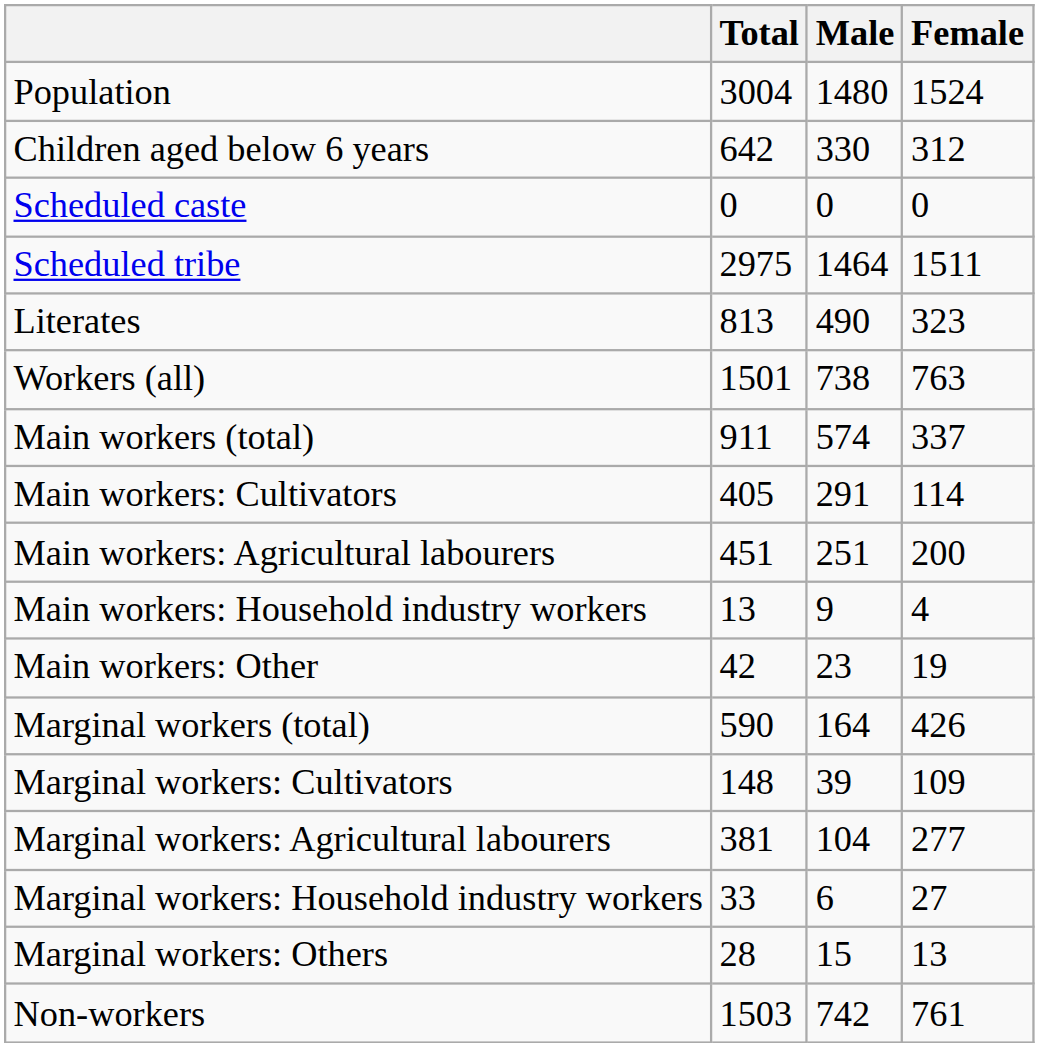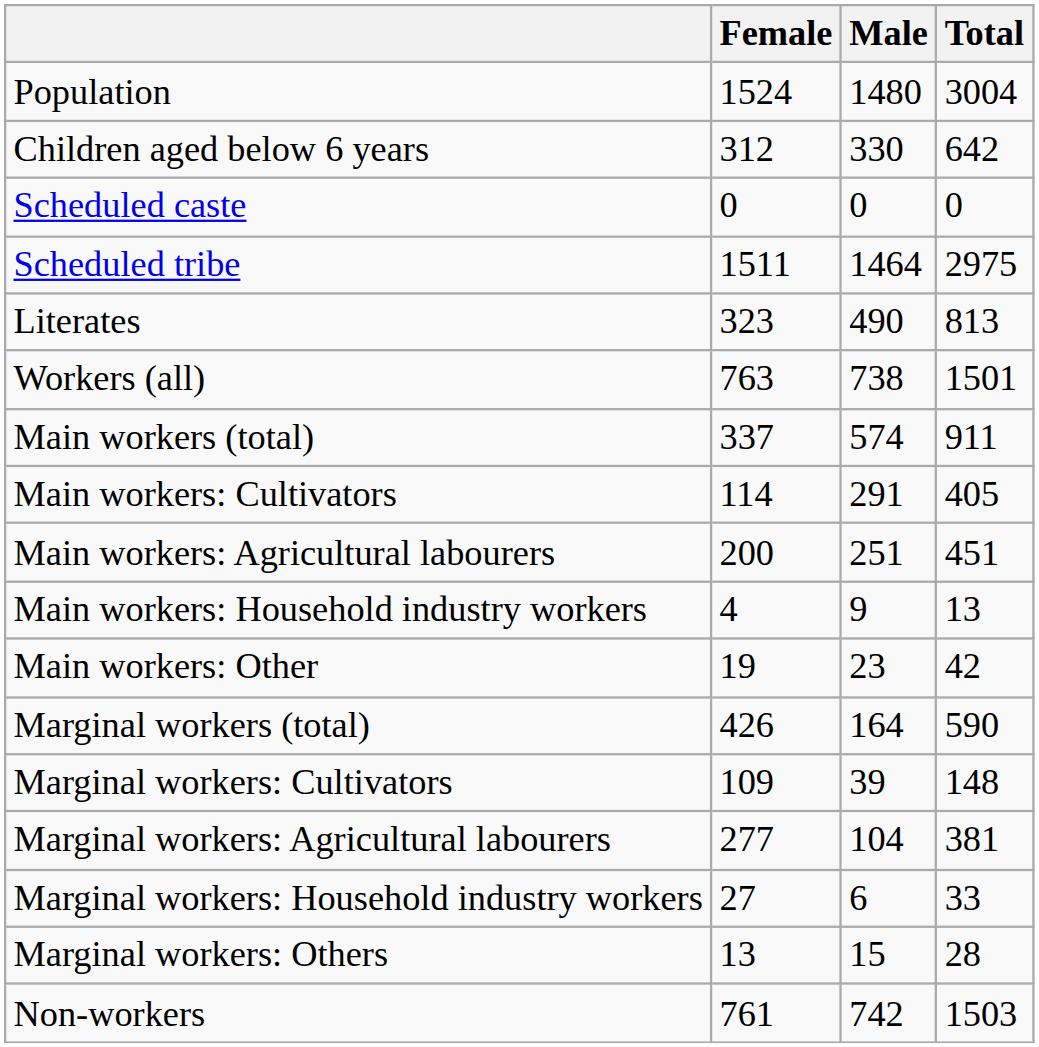columns swapped: (759, 33) <-> (968, 33)
